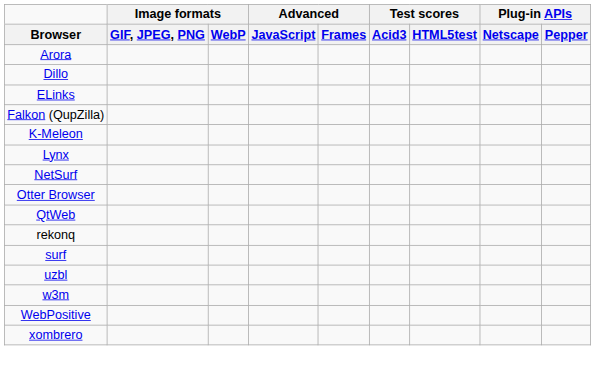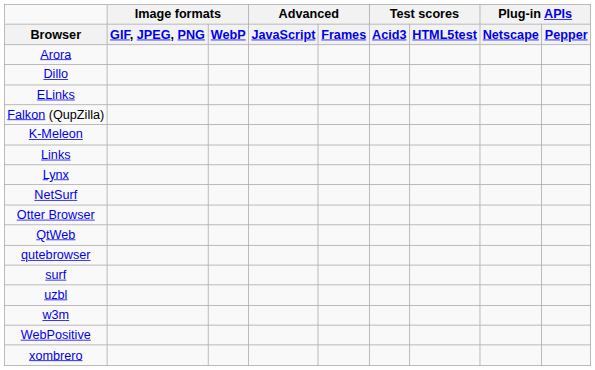+ row: (56, 154)
+ row: (56, 255)
- row: (56, 235)
